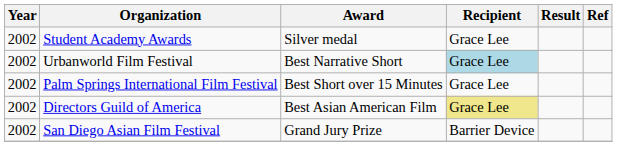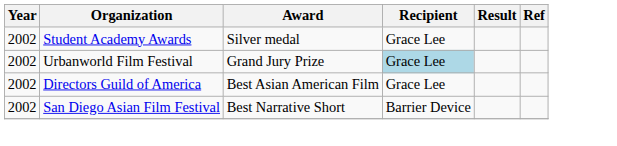(343, 61) Best Narrative Short -> (275, 61) Grand Jury Prize
- row: (160, 84)
(479, 107) khaki background -> (415, 84) no background
(333, 130) Grand Jury Prize -> (286, 107) Best Narrative Short
